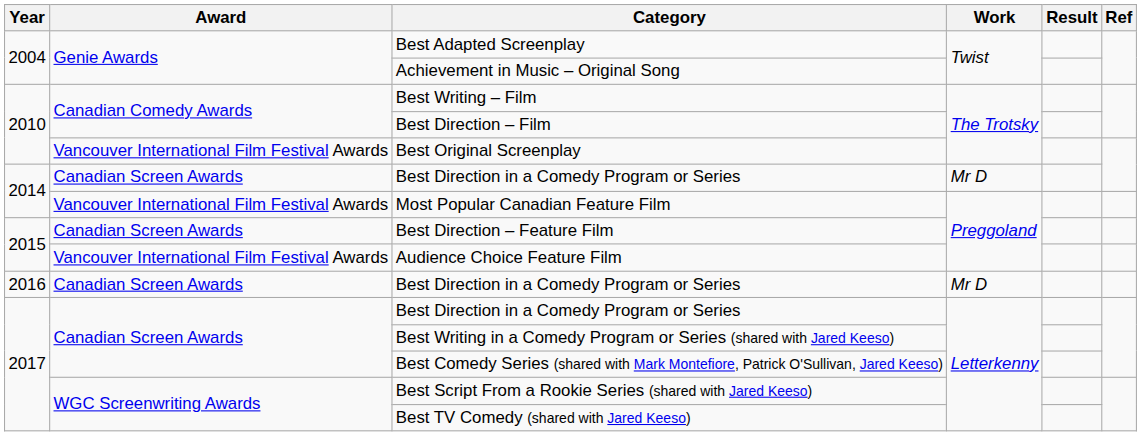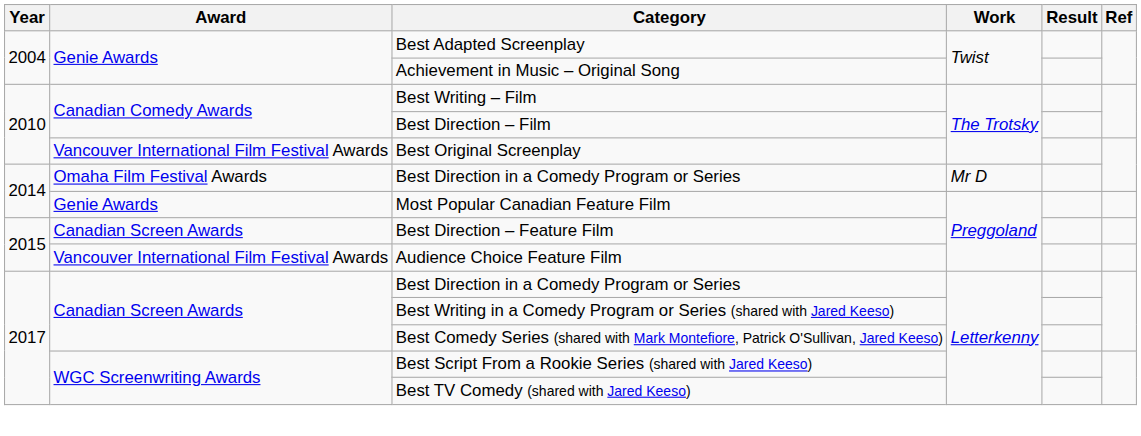(148, 177) Canadian Screen Awards -> (160, 177) Omaha Film Festival Awards
(221, 204) Vancouver International Film Festival Awards -> (106, 204) Genie Awards
- row: (27, 284)
